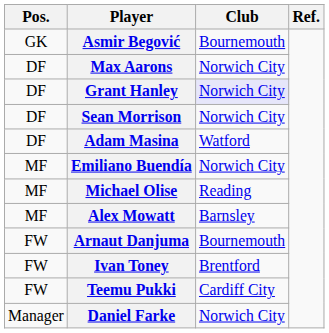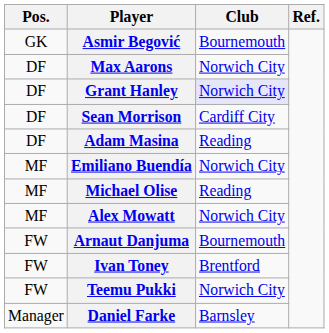(242, 116) Norwich City -> (237, 116) Cardiff City
(224, 141) Watford -> (225, 141) Reading
(227, 215) Barnsley -> (242, 215) Norwich City
(237, 290) Cardiff City -> (242, 290) Norwich City
(242, 315) Norwich City -> (227, 315) Barnsley
